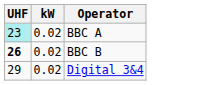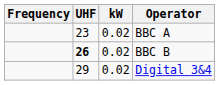+ column: (39, 14)
(14, 33) paleturquoise background -> (82, 33) no background
